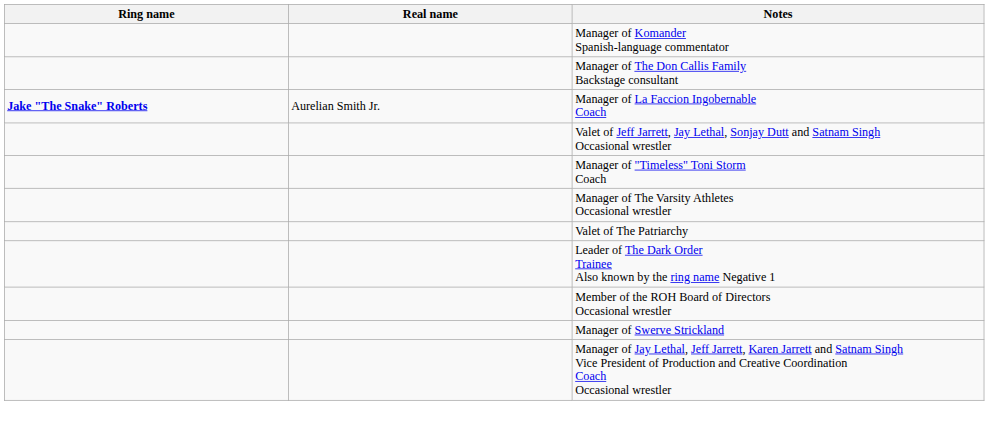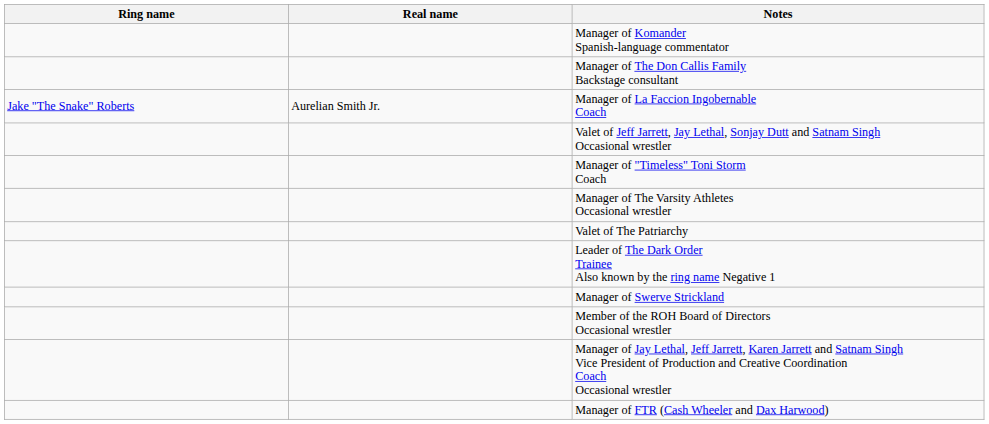(77, 106) bold -> (71, 106) normal
rows swapped: (673, 303) <-> (650, 330)
+ row: (702, 409)
